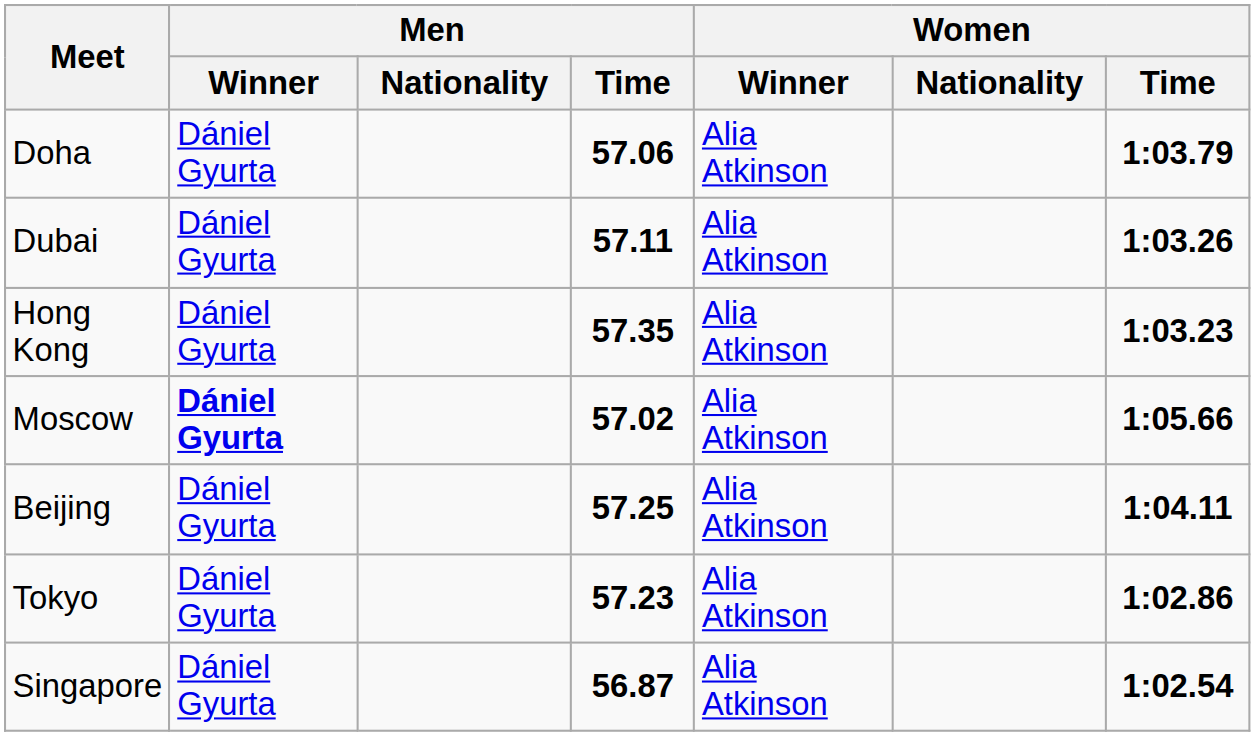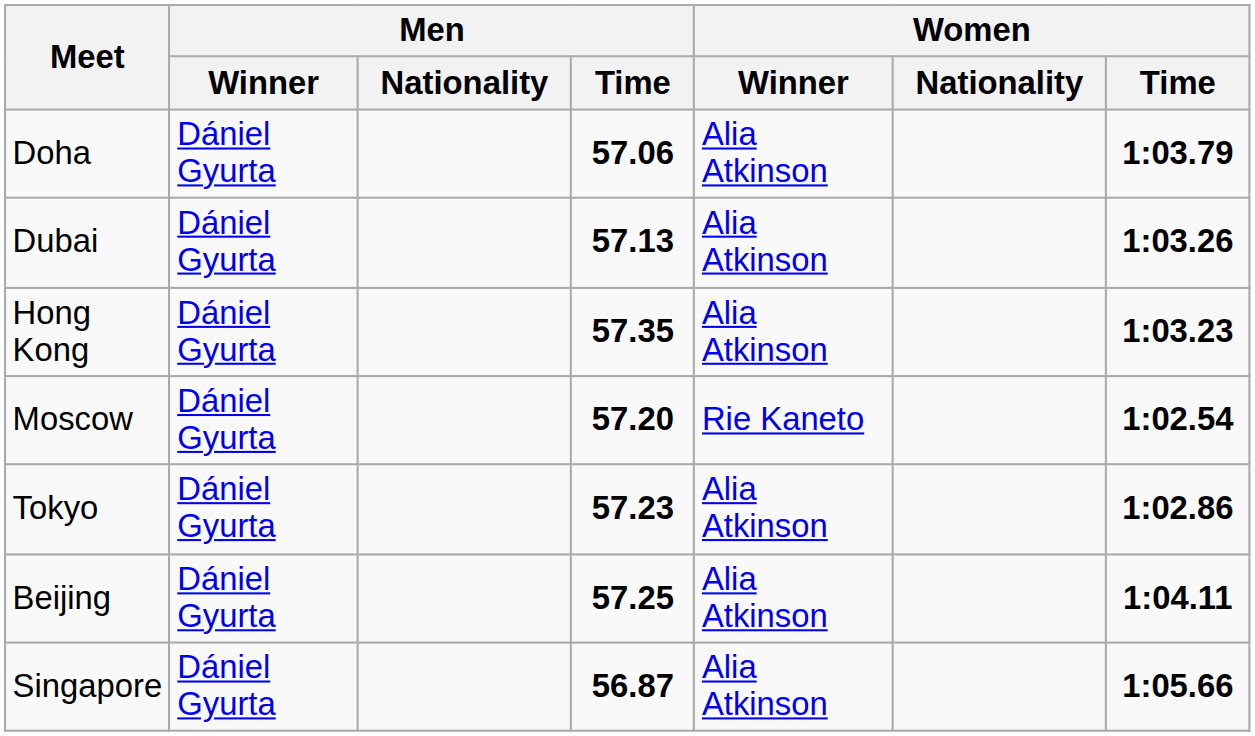(633, 241) 57.11 -> (633, 241) 57.13
(230, 419) bold -> (226, 419) normal
(633, 419) 57.02 -> (633, 419) 57.20
(765, 419) Alia Atkinson -> (783, 419) Rie Kaneto
(1178, 419) 1:05.66 -> (1178, 419) 1:02.54
rows swapped: (62, 508) <-> (55, 597)
(1178, 686) 1:02.54 -> (1178, 686) 1:05.66
